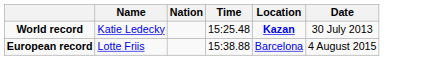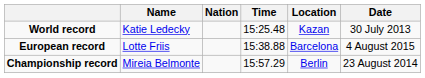(279, 30) bold -> (314, 30) normal
+ row: (62, 64)
